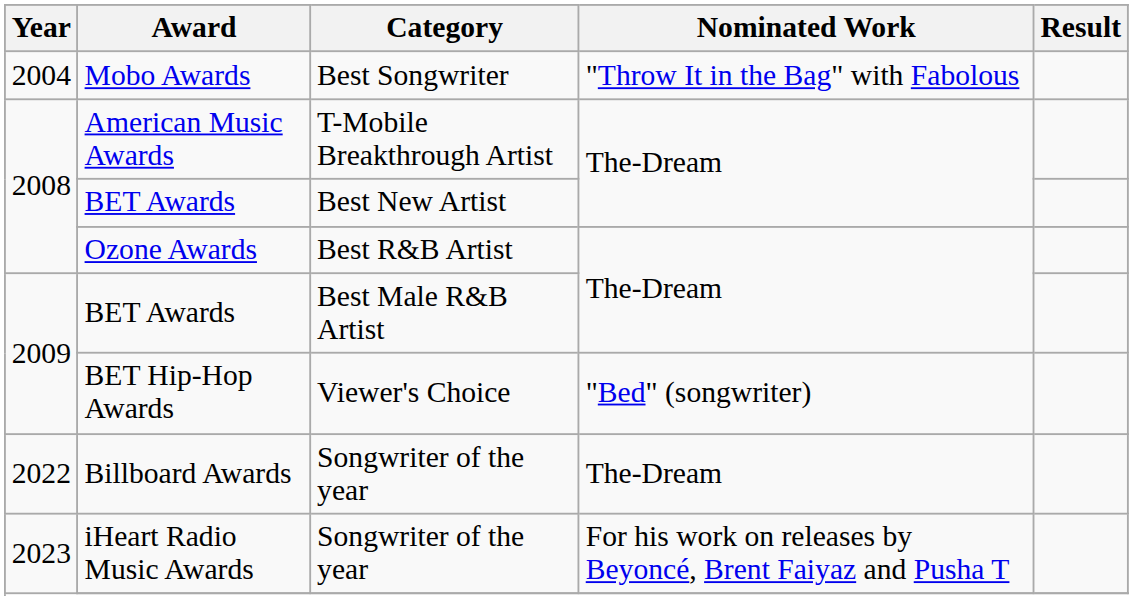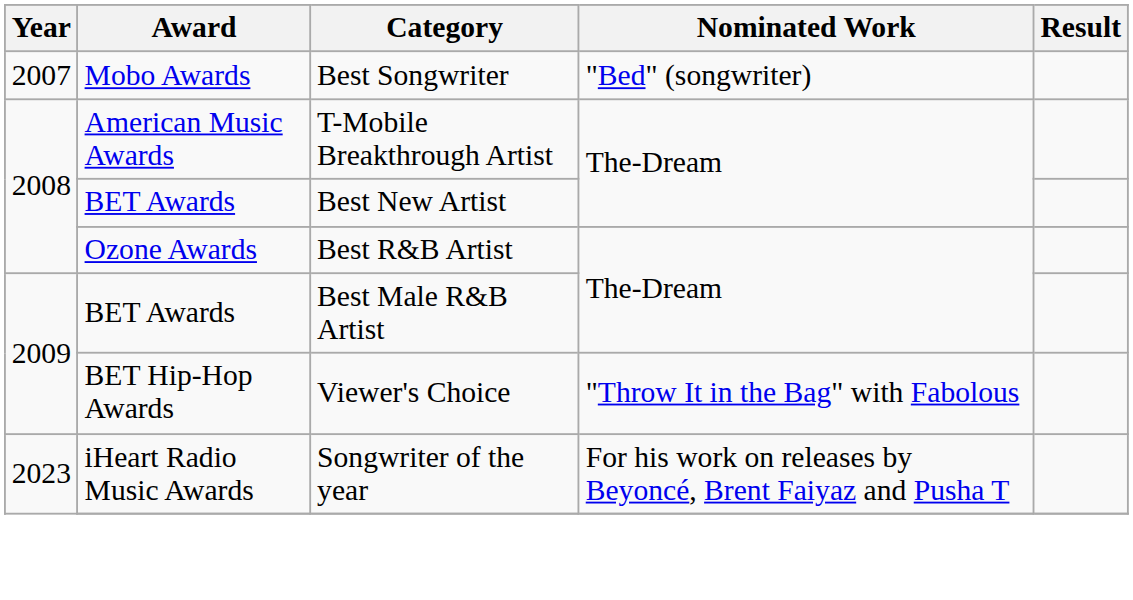(41, 74) 2004 -> (41, 74) 2007
(803, 74) "Throw It in the Bag" with Fabolous -> (699, 74) "Bed" (songwriter)
(699, 392) "Bed" (songwriter) -> (803, 392) "Throw It in the Bag" with Fabolous
- row: (188, 473)
